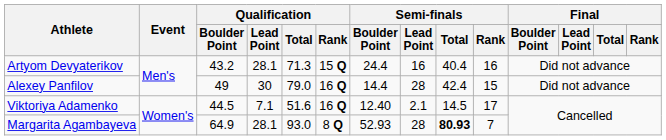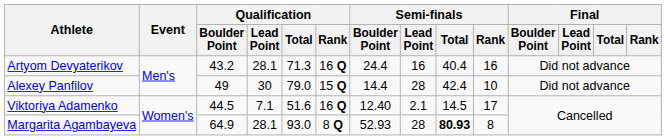(333, 66) 15 Q -> (333, 66) 16 Q
(333, 86) 16 Q -> (333, 86) 15 Q
(491, 86) 15 -> (491, 86) 10
(491, 126) 7 -> (491, 126) 8
